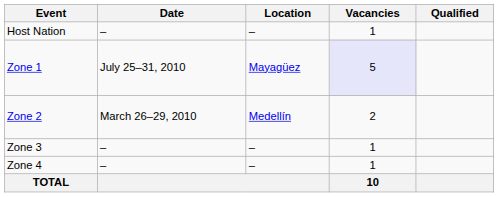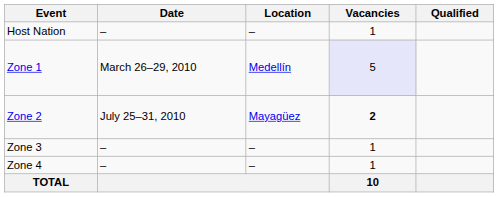(143, 67) July 25–31, 2010 -> (148, 67) March 26–29, 2010
(275, 67) Mayagüez -> (270, 67) Medellín
(148, 117) March 26–29, 2010 -> (143, 117) July 25–31, 2010
(270, 117) Medellín -> (275, 117) Mayagüez
(373, 117) normal -> (373, 117) bold
